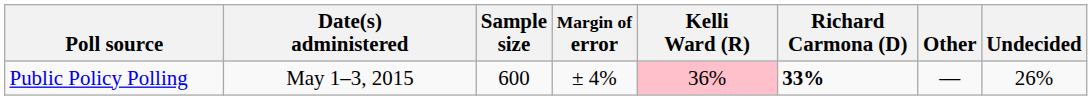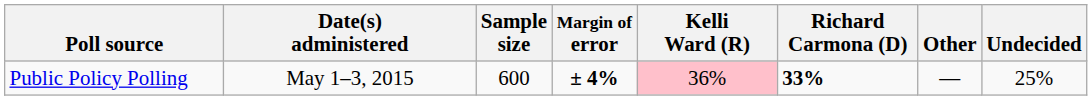(594, 77) normal -> (594, 77) bold
(1034, 77) 26% -> (1034, 77) 25%
